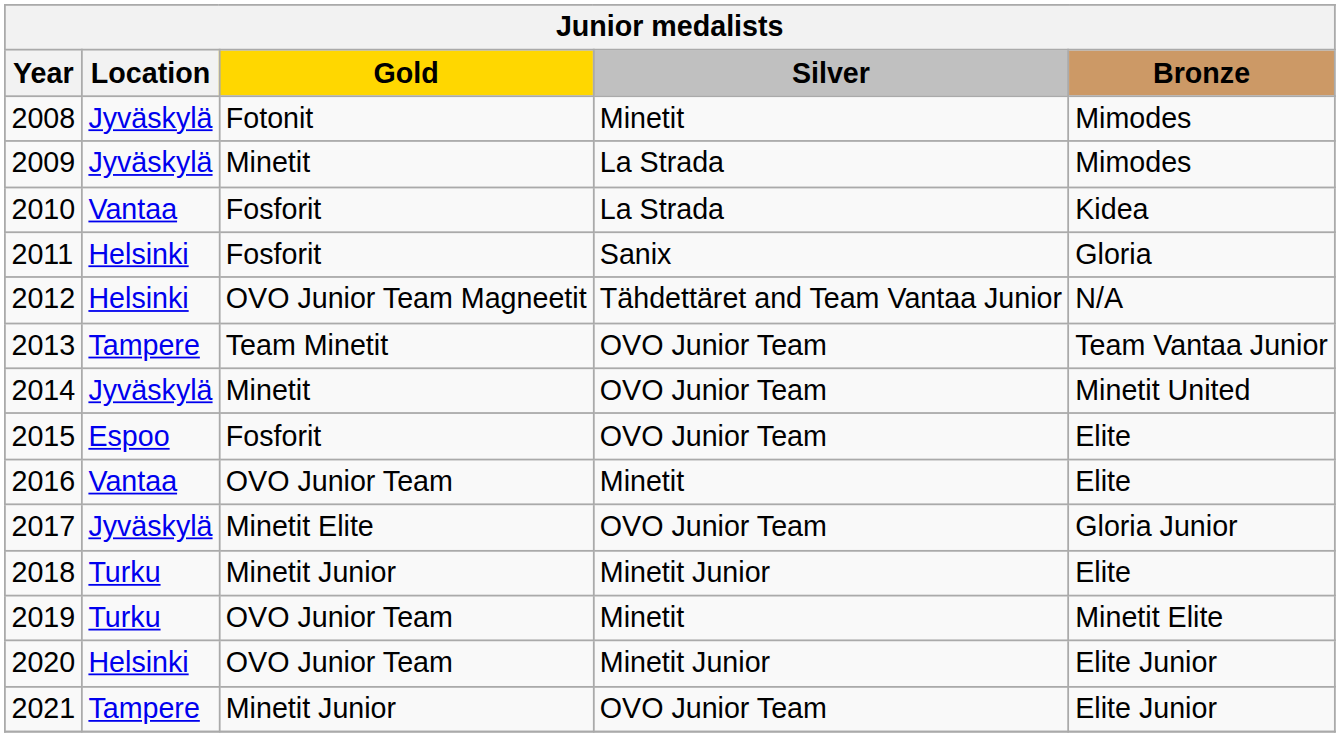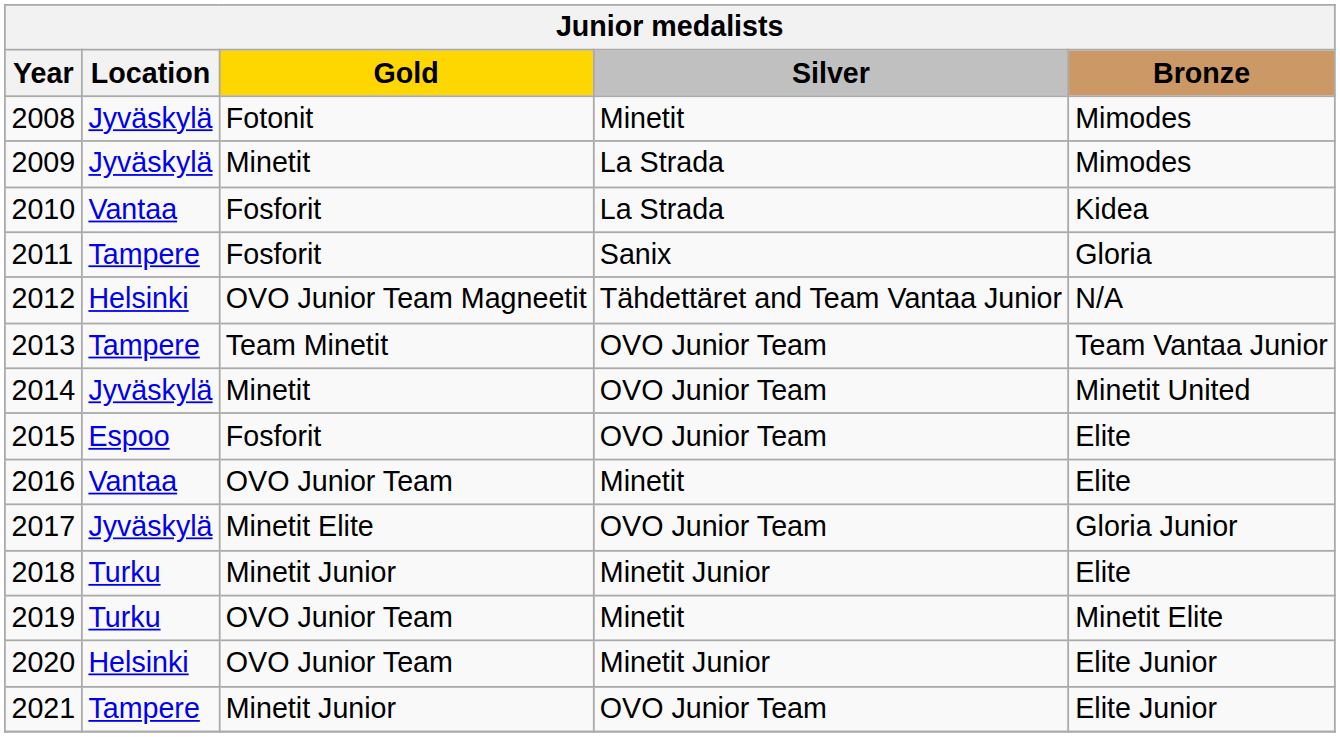(139, 254) Helsinki -> (144, 254) Tampere
